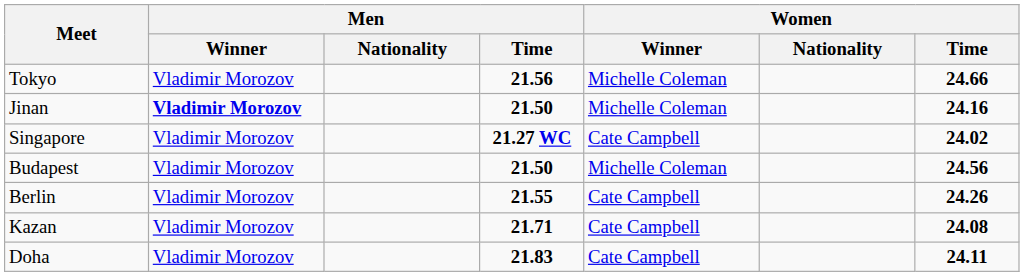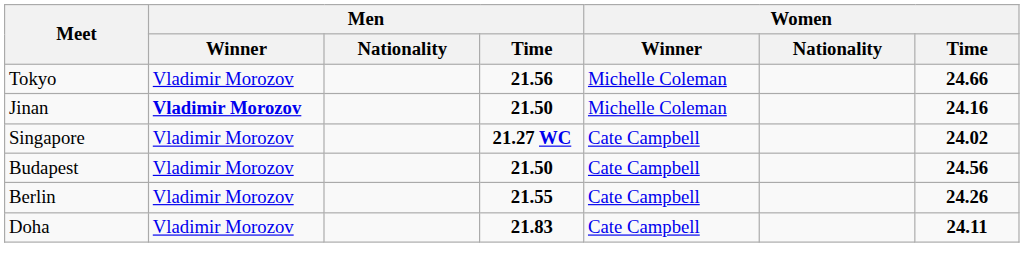(657, 167) Michelle Coleman -> (644, 167) Cate Campbell
- row: (33, 227)
